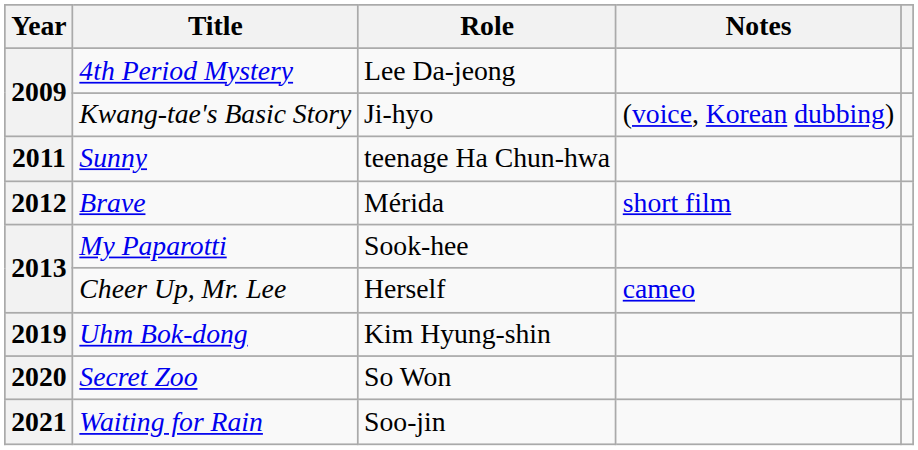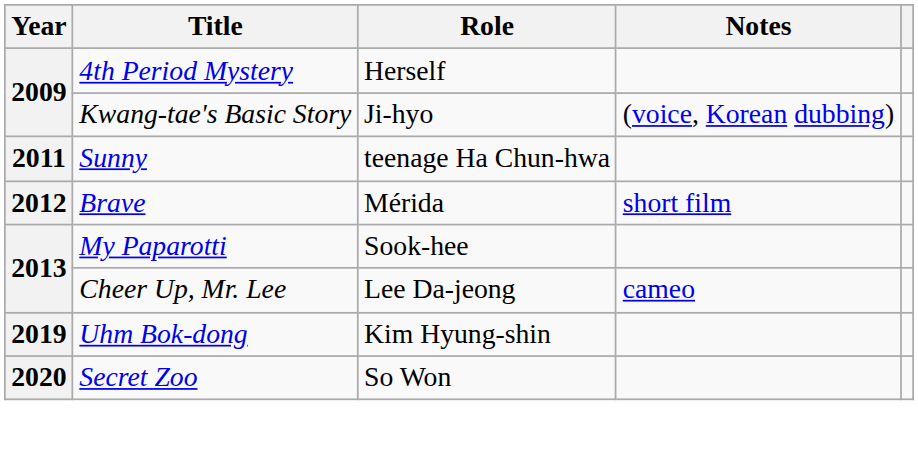(440, 70) Lee Da-jeong -> (405, 70) Herself
(405, 289) Herself -> (440, 289) Lee Da-jeong
- row: (171, 421)
